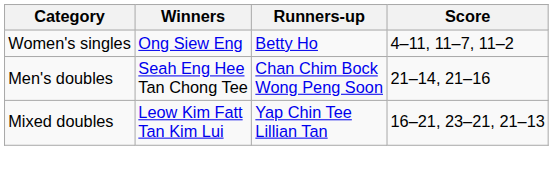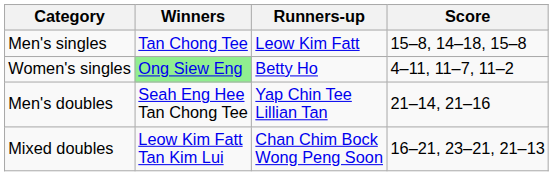+ row: (57, 43)
(191, 43) no background -> (191, 69) lightgreen background
(319, 78) Chan Chim Bock Wong Peng Soon -> (304, 104) Yap Chin Tee Lillian Tan
(304, 122) Yap Chin Tee Lillian Tan -> (319, 148) Chan Chim Bock Wong Peng Soon
